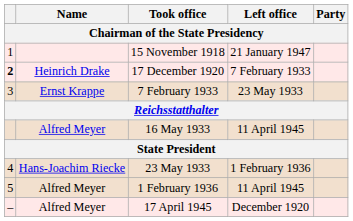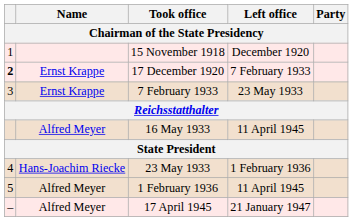(271, 52) 21 January 1947 -> (271, 52) December 1920
(72, 71) Heinrich Drake -> (72, 71) Ernst Krappe
(271, 206) December 1920 -> (271, 206) 21 January 1947
